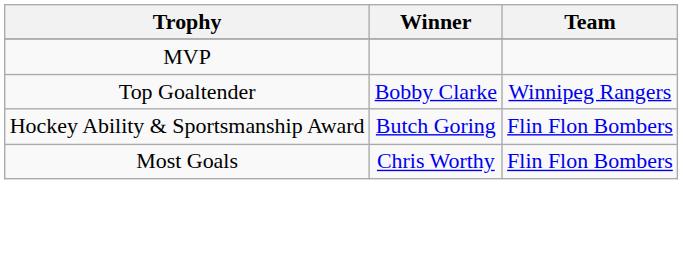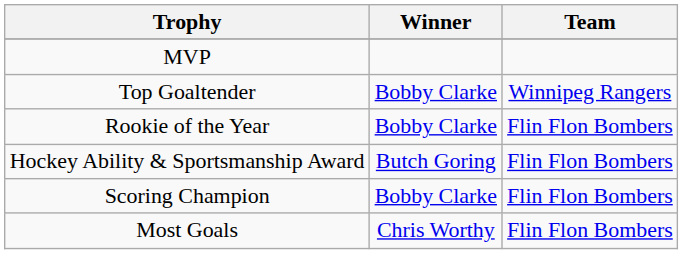+ row: (187, 126)
+ row: (187, 195)
